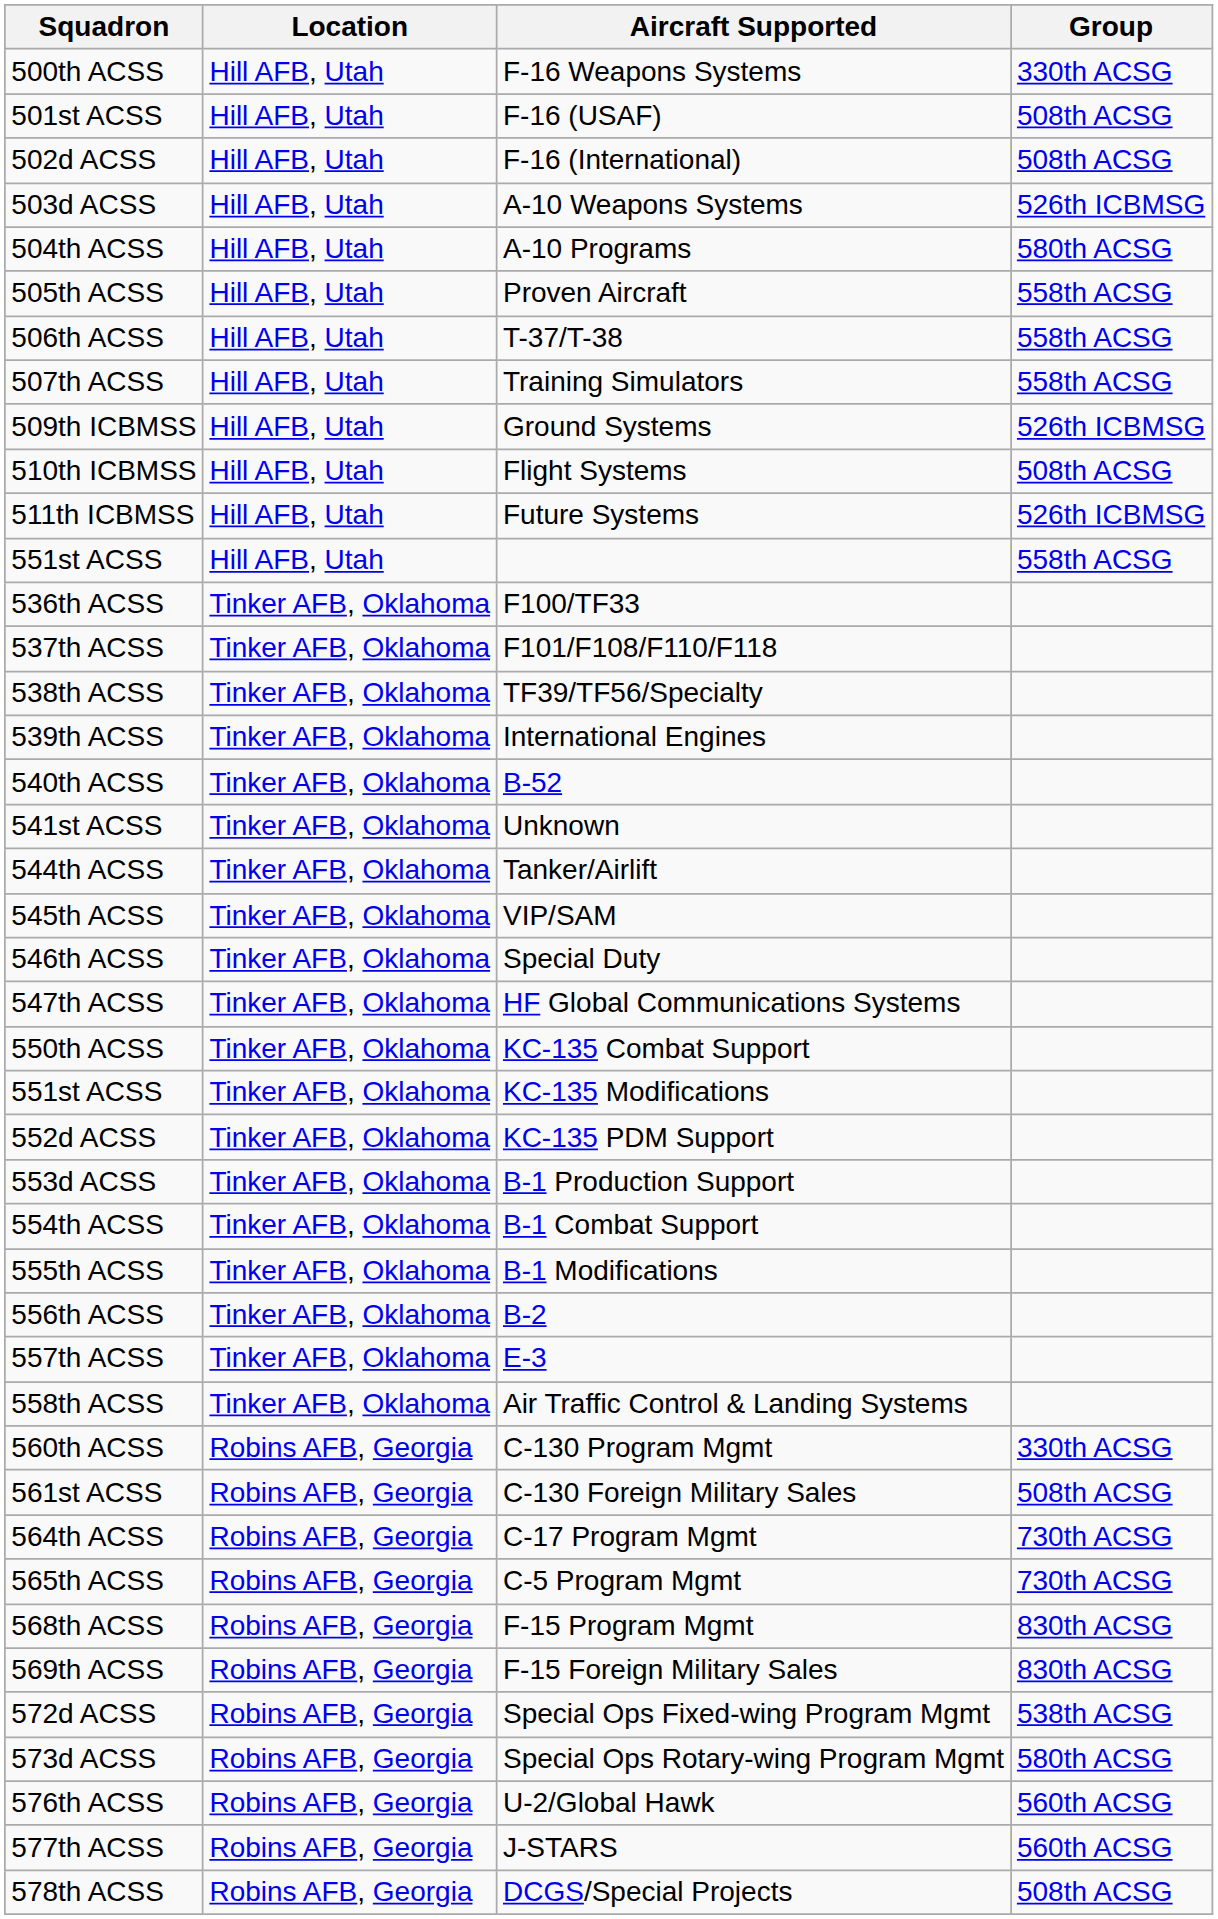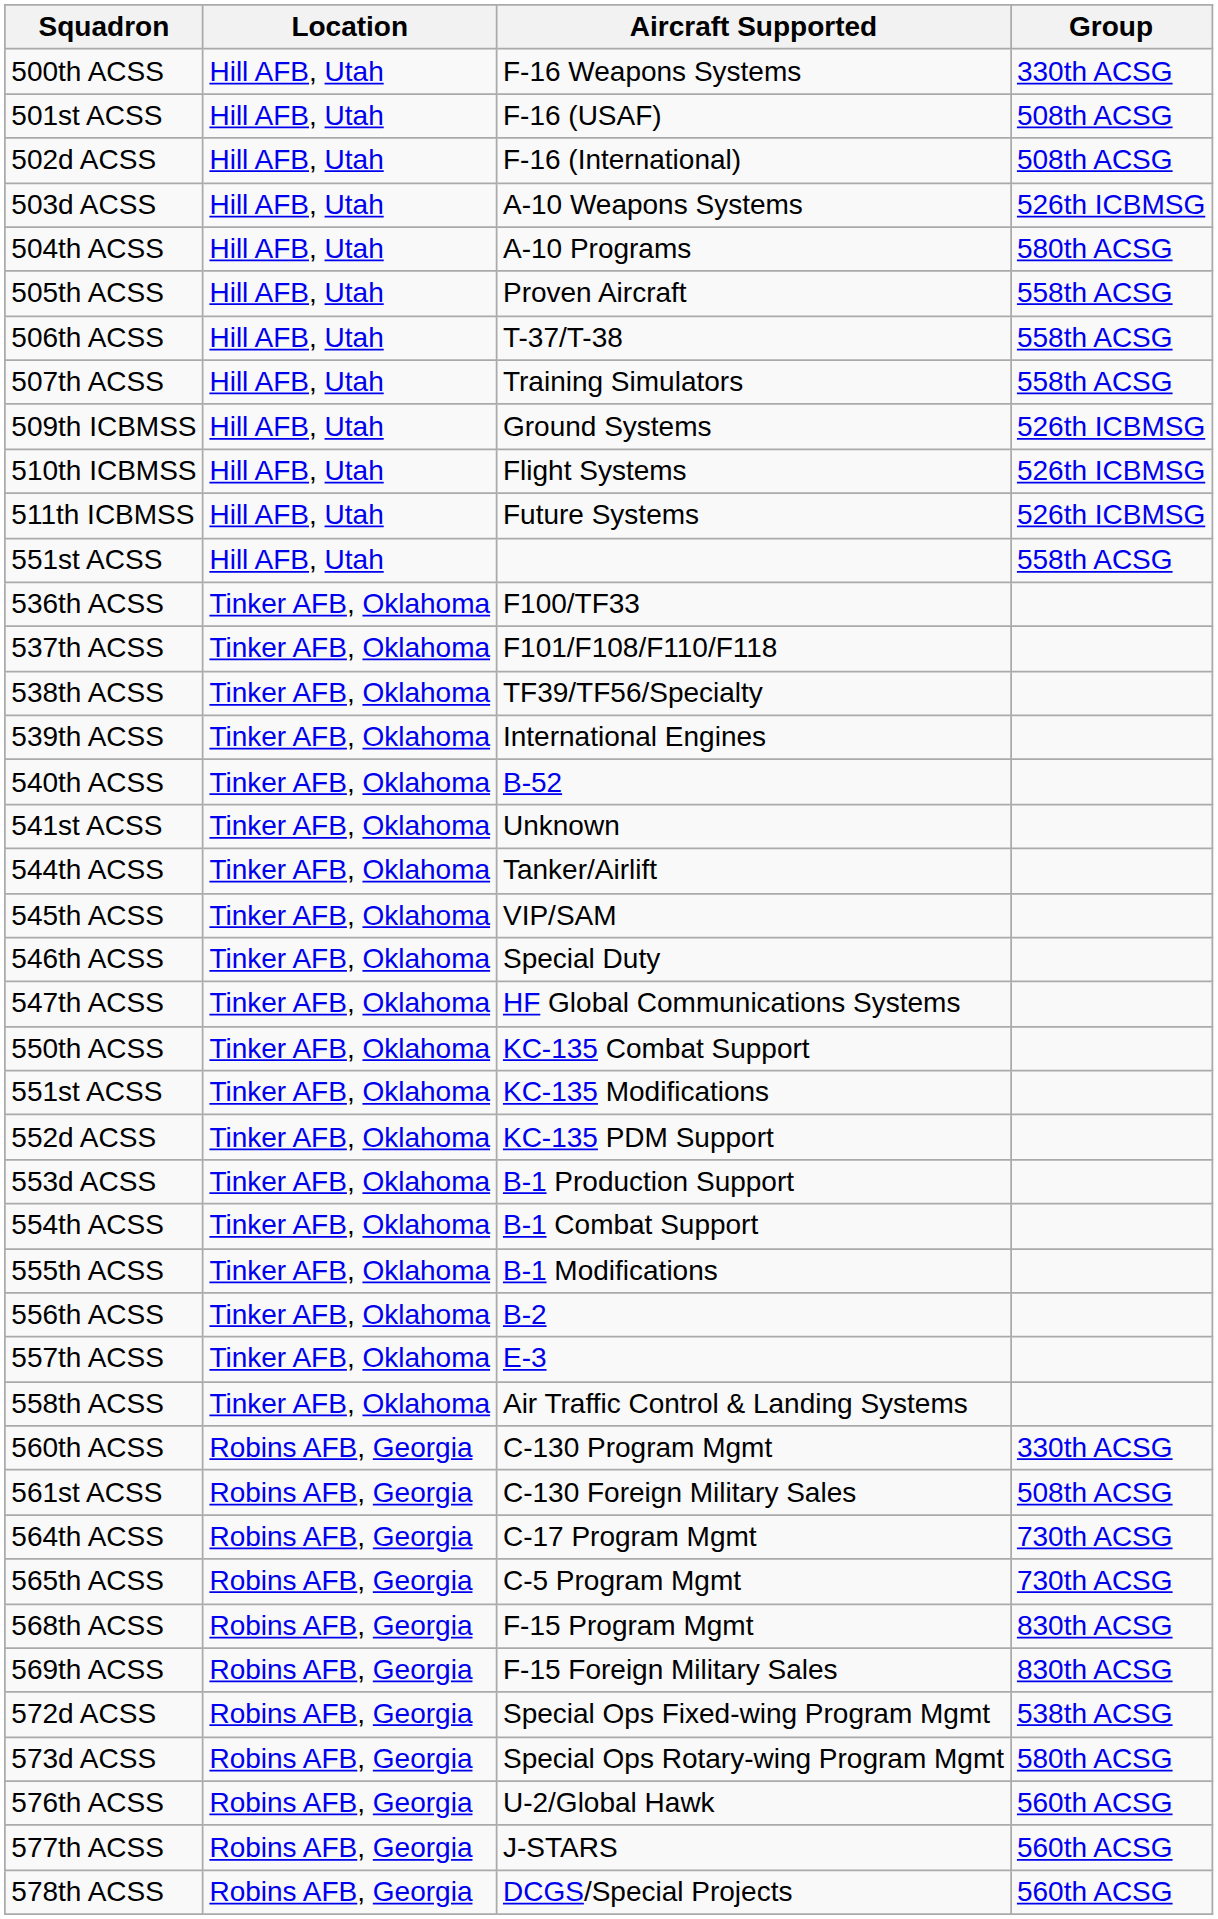(1095, 470) 508th ACSG -> (1111, 470) 526th ICBMSG
(1095, 1891) 508th ACSG -> (1095, 1891) 560th ACSG
